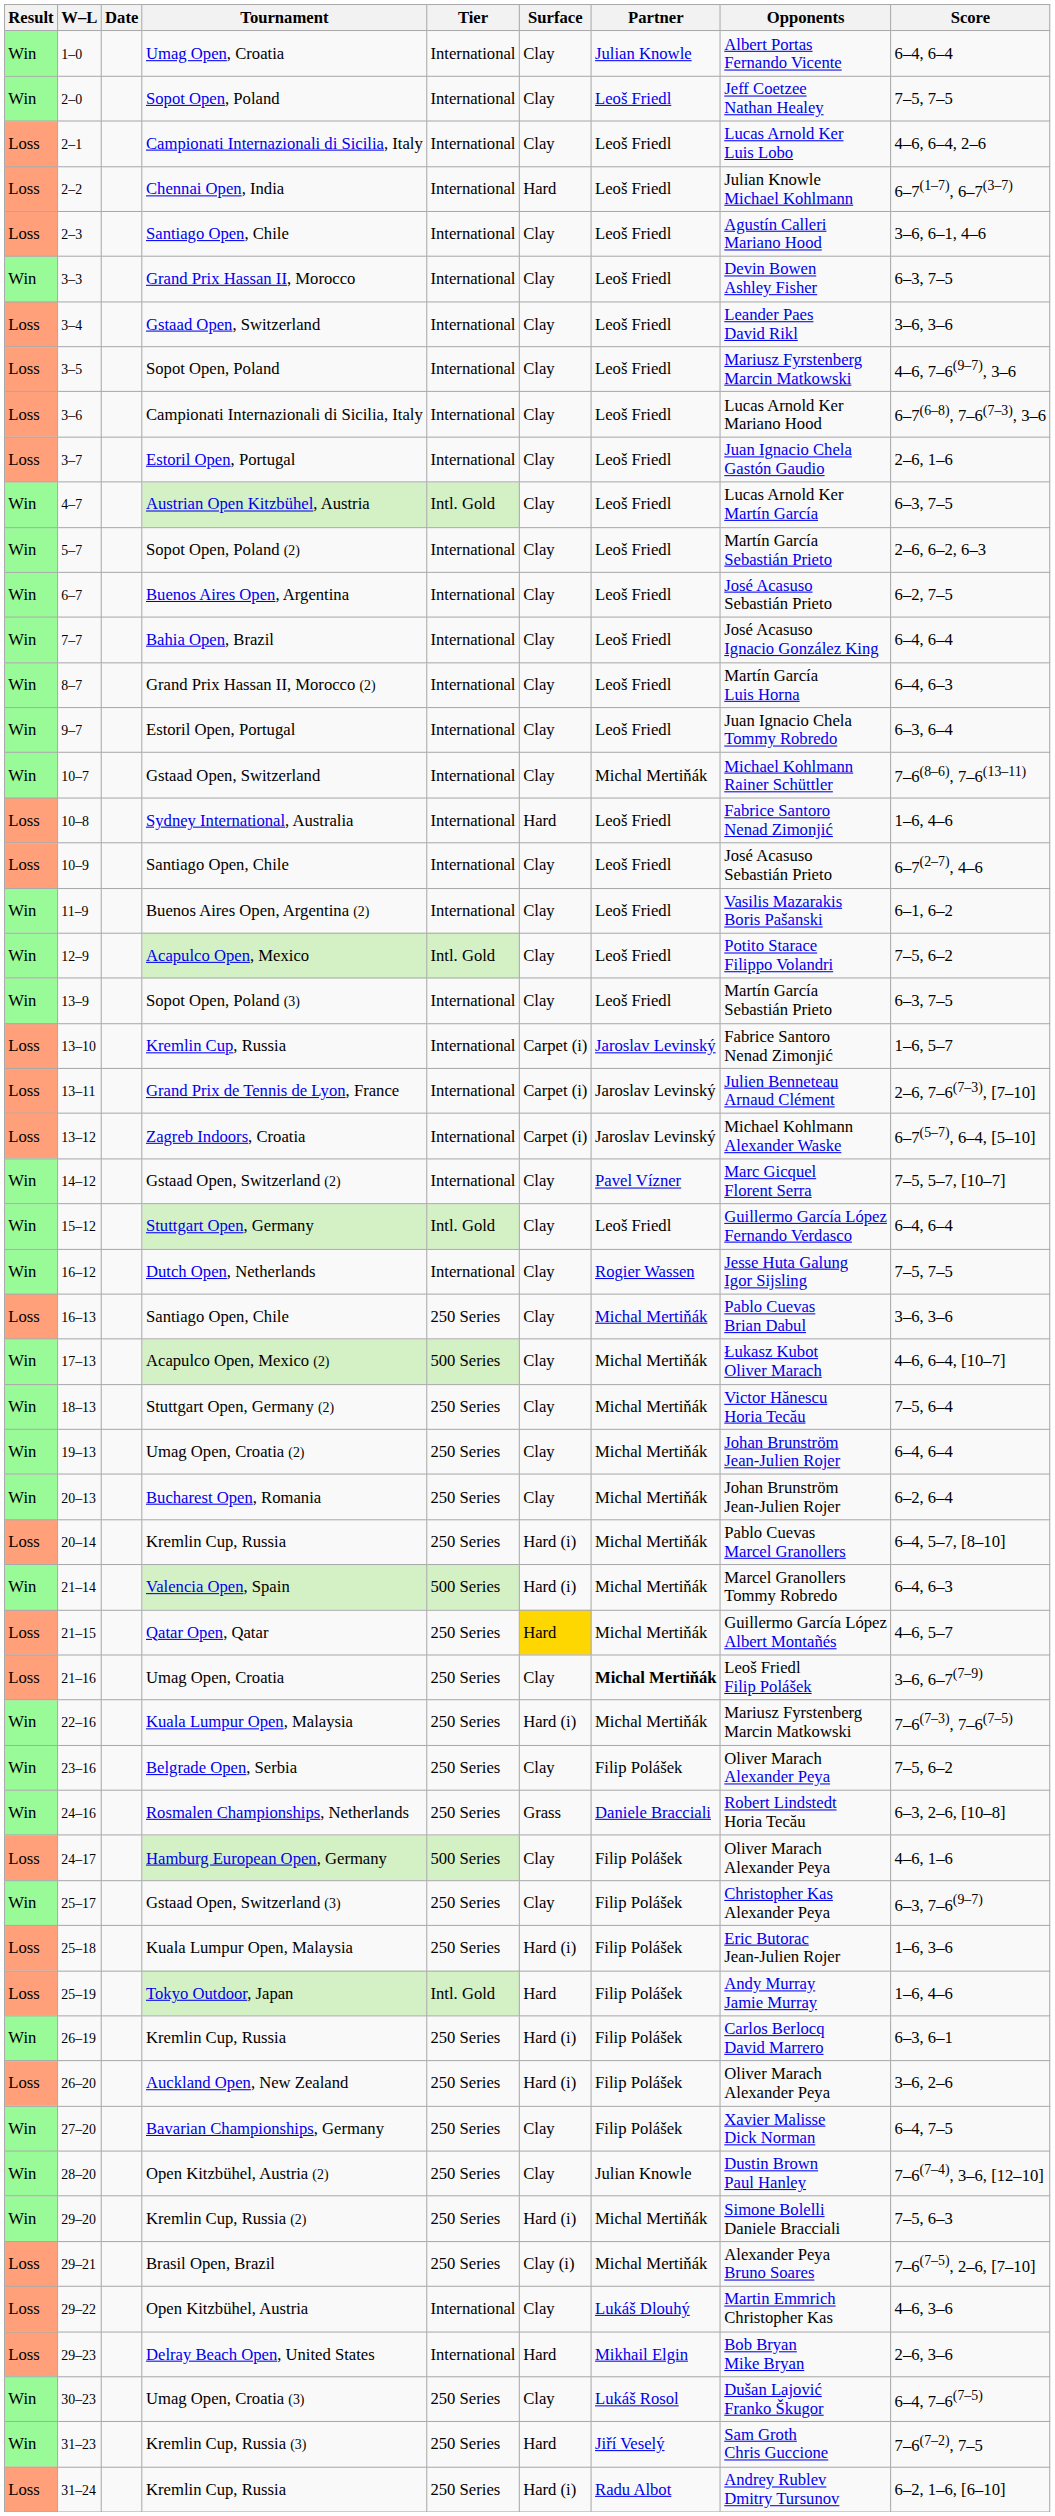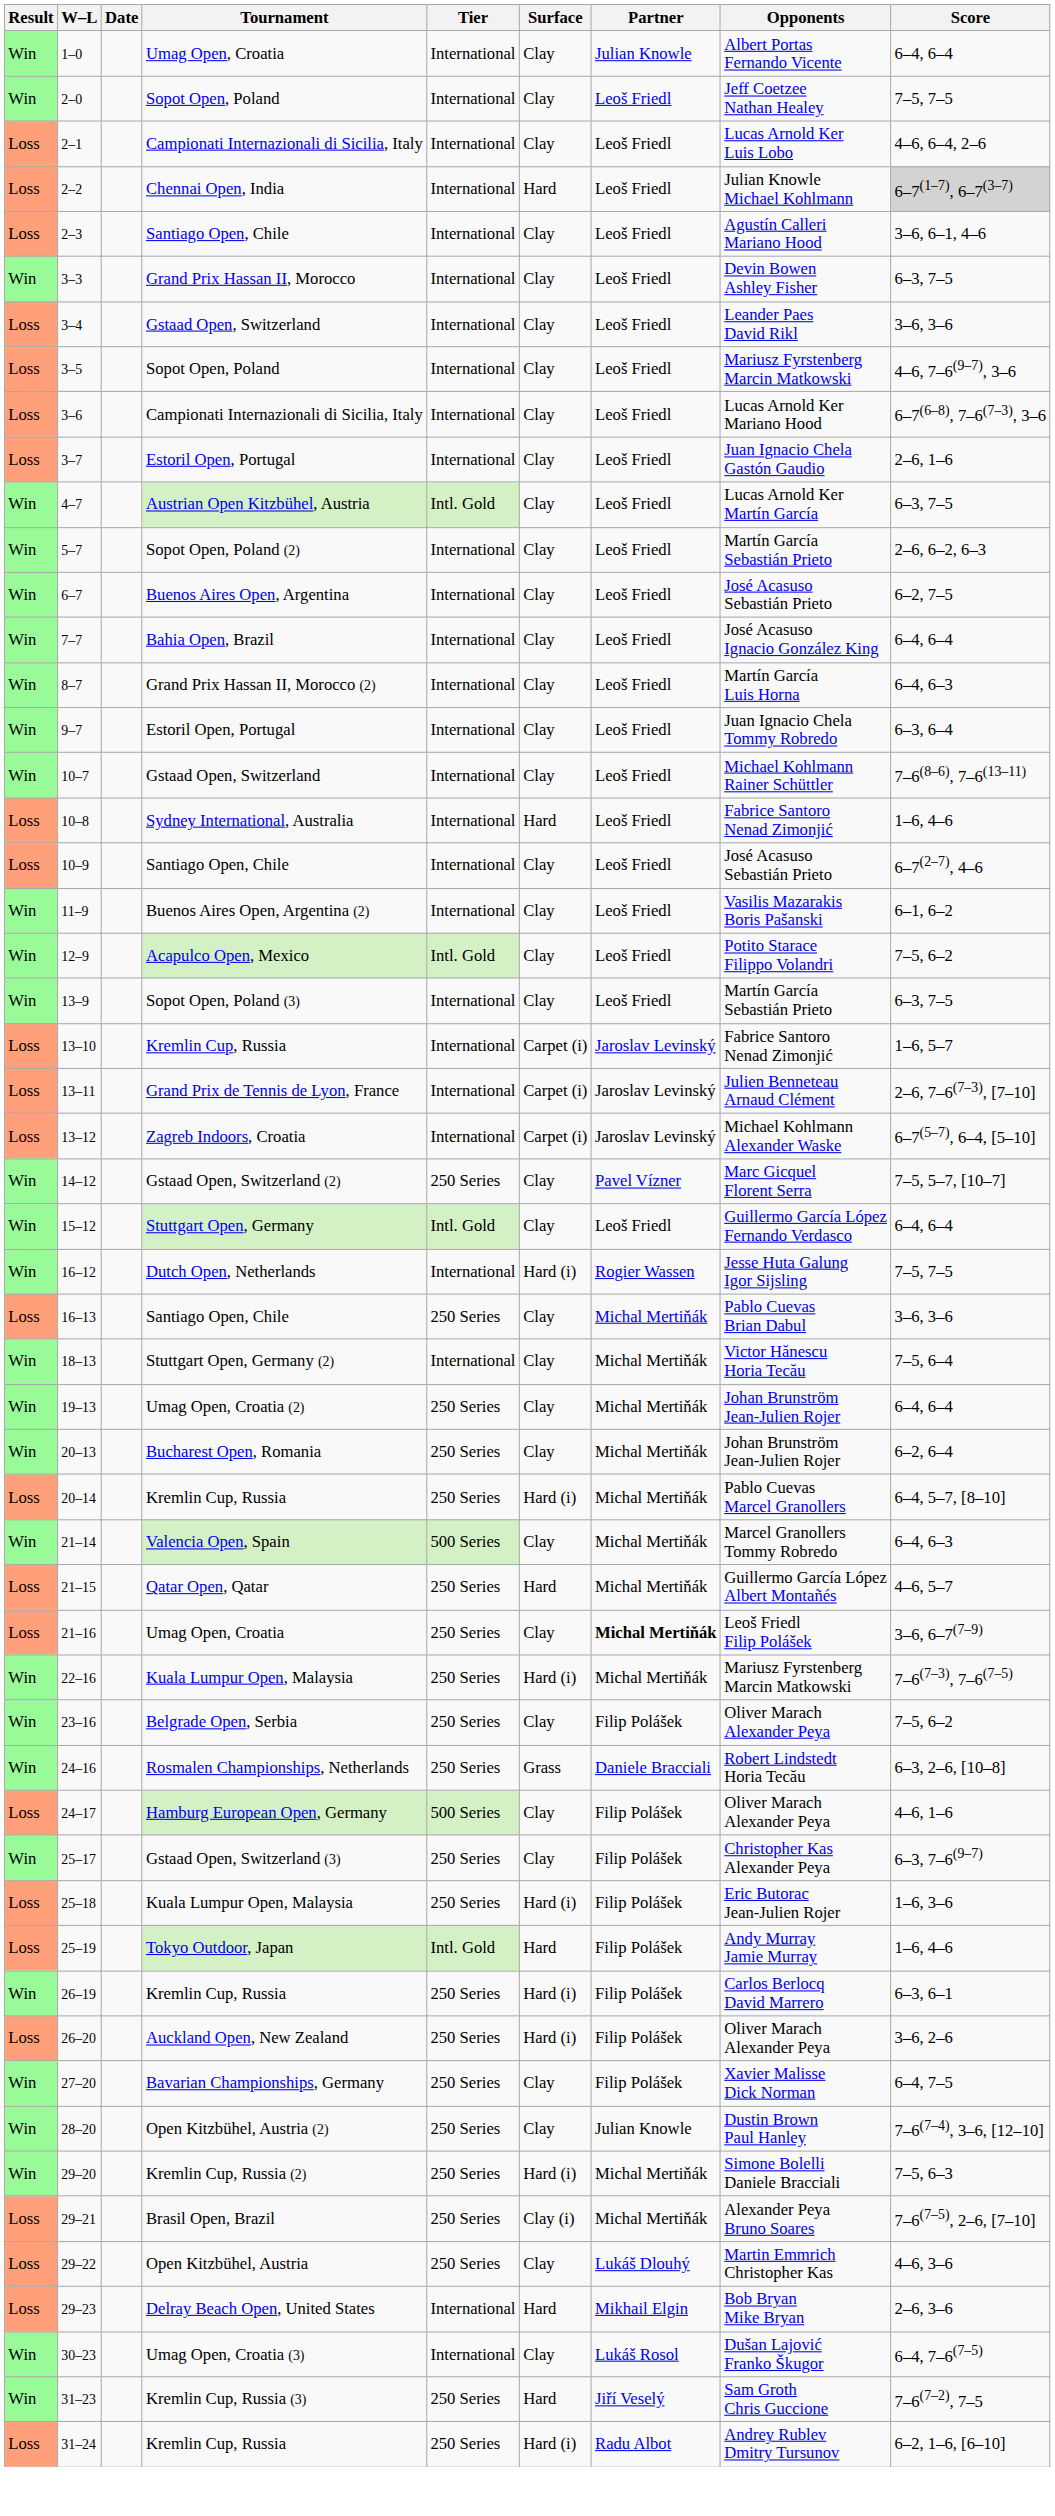(954, 188) no background -> (954, 188) lightgrey background
(651, 775) Michal Mertiňák -> (633, 775) Leoš Friedl
(473, 1181) International -> (465, 1181) 250 Series
(539, 1271) Clay -> (550, 1271) Hard (i)
- row: (79, 1362)
(465, 1406) 250 Series -> (473, 1361) International
(550, 1587) Hard (i) -> (539, 1542) Clay
(540, 1632) gold background -> (540, 1587) no background
(473, 2308) International -> (465, 2263) 250 Series
(465, 2399) 250 Series -> (473, 2354) International
